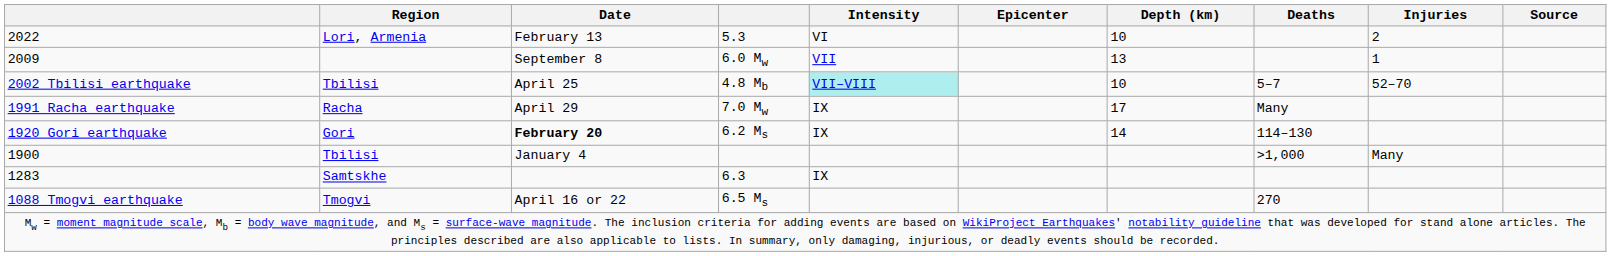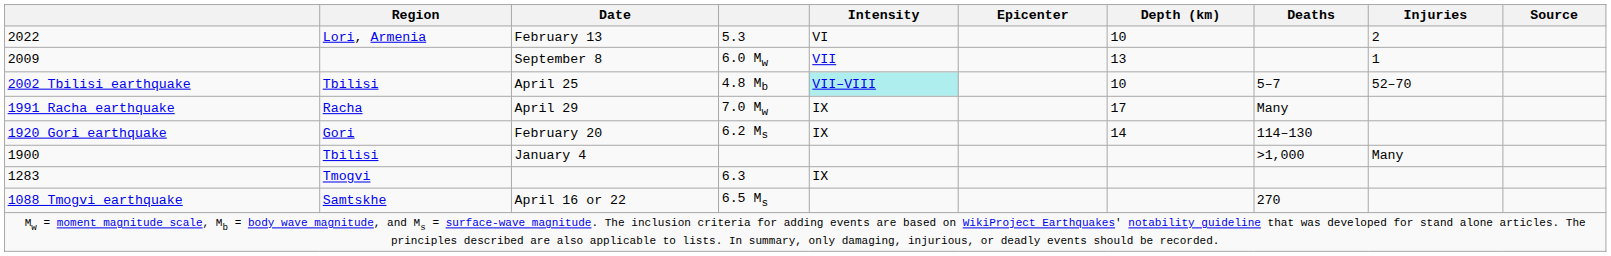(558, 133) bold -> (558, 133) normal
(355, 177) Samtskhe -> (347, 177) Tmogvi
(347, 200) Tmogvi -> (355, 200) Samtskhe
